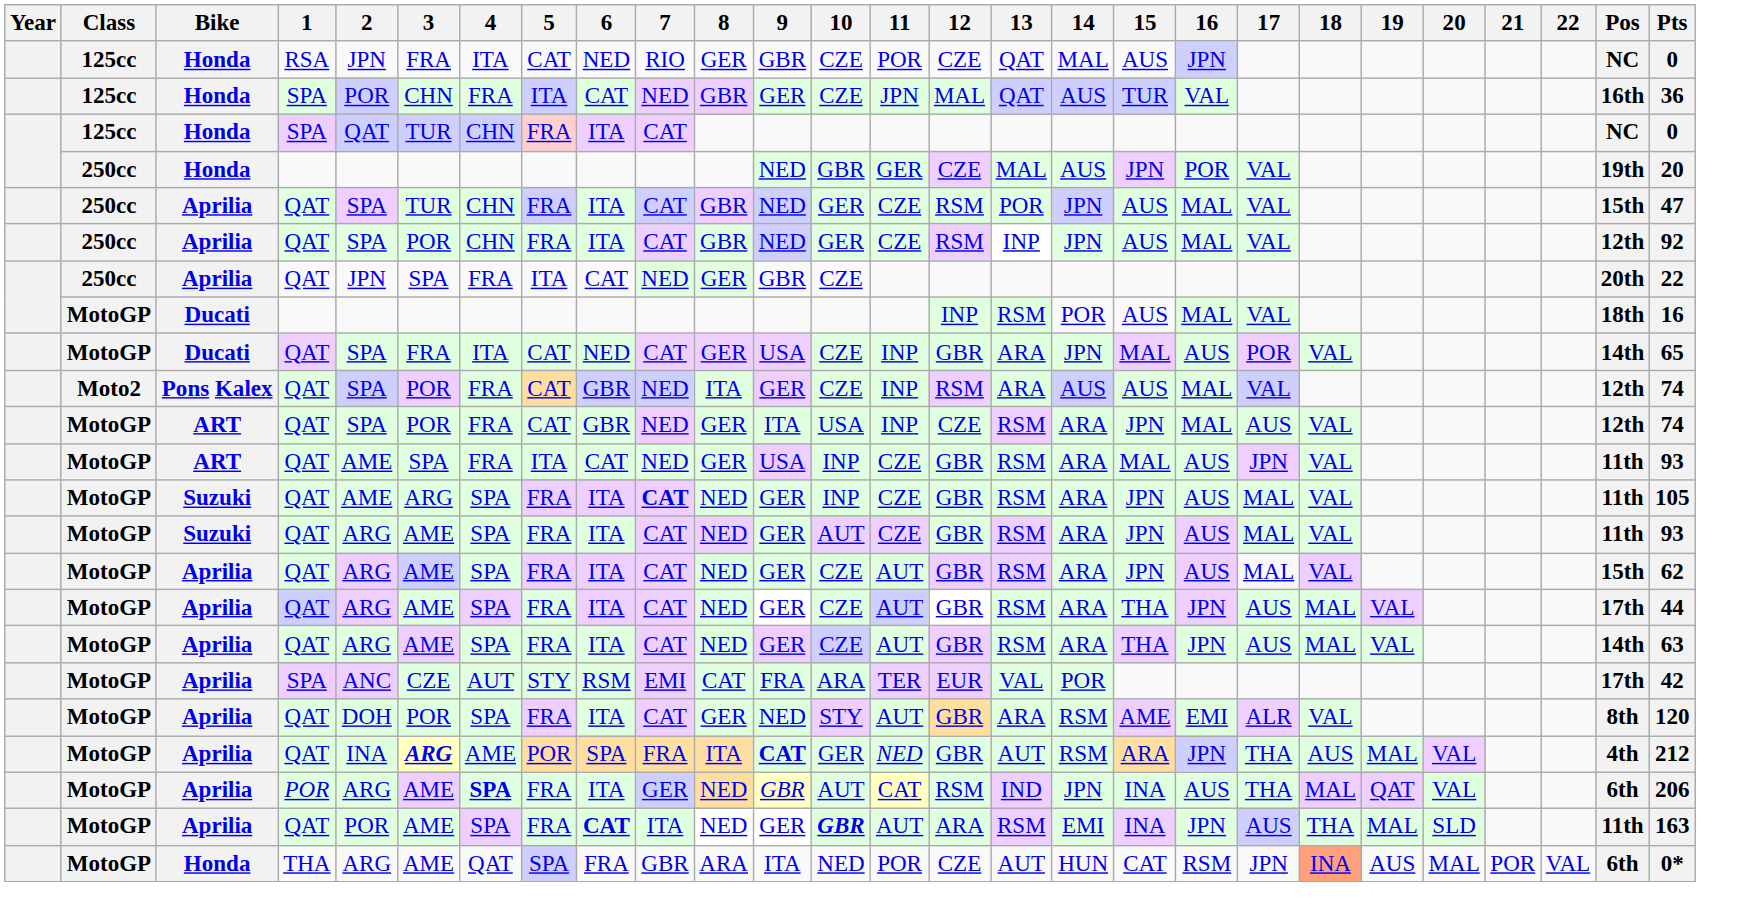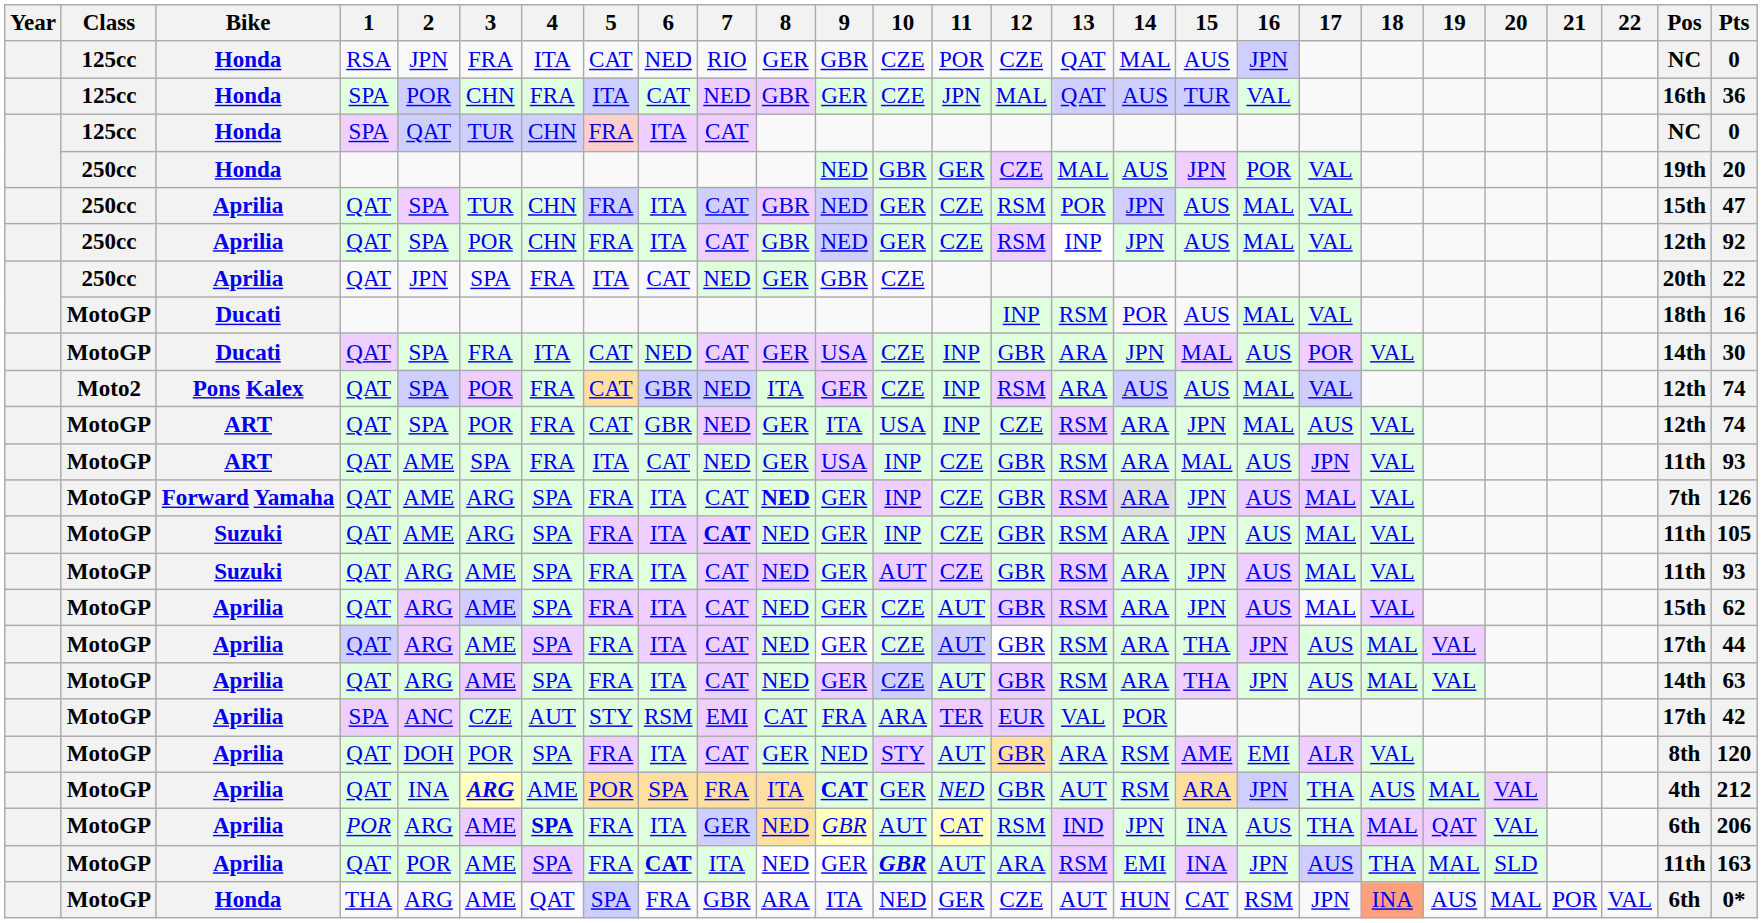(1672, 351) 65 -> (1734, 351) 30
+ row: (248, 497)
(900, 863) POR -> (961, 899) GER
